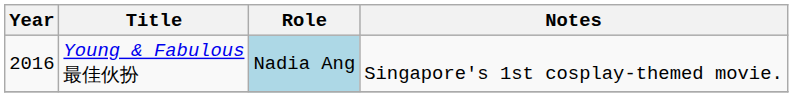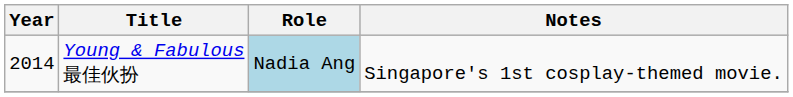(32, 64) 2016 -> (32, 64) 2014
